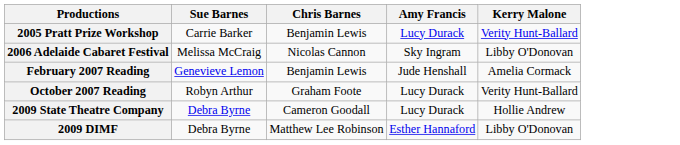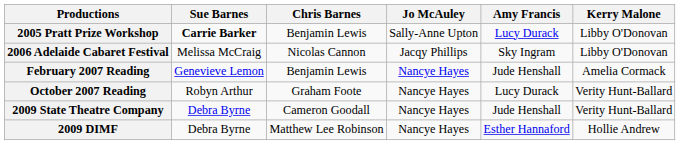+ column: (434, 14)
(219, 33) normal -> (219, 33) bold
(529, 33) Verity Hunt-Ballard -> (624, 33) Libby O'Donovan
(432, 110) Lucy Durack -> (527, 110) Jude Henshall
(529, 110) Hollie Andrew -> (624, 110) Verity Hunt-Ballard
(529, 129) Libby O'Donovan -> (624, 129) Hollie Andrew
